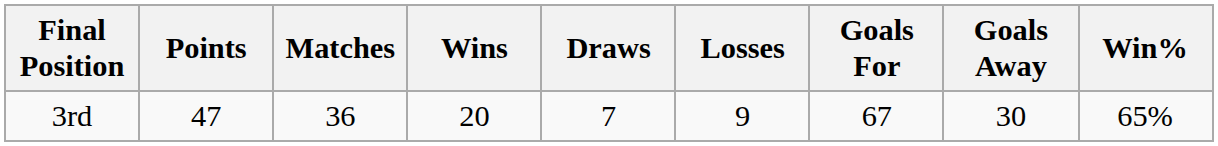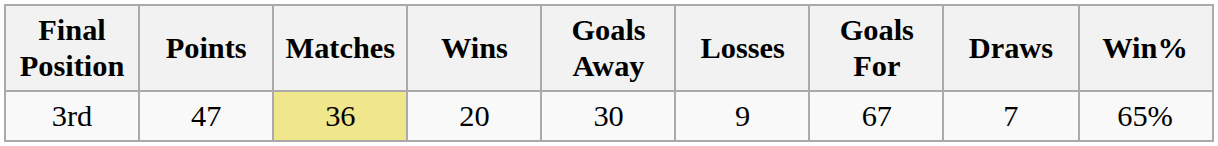columns swapped: (609, 47) <-> (1011, 47)
(340, 115) no background -> (340, 115) khaki background
